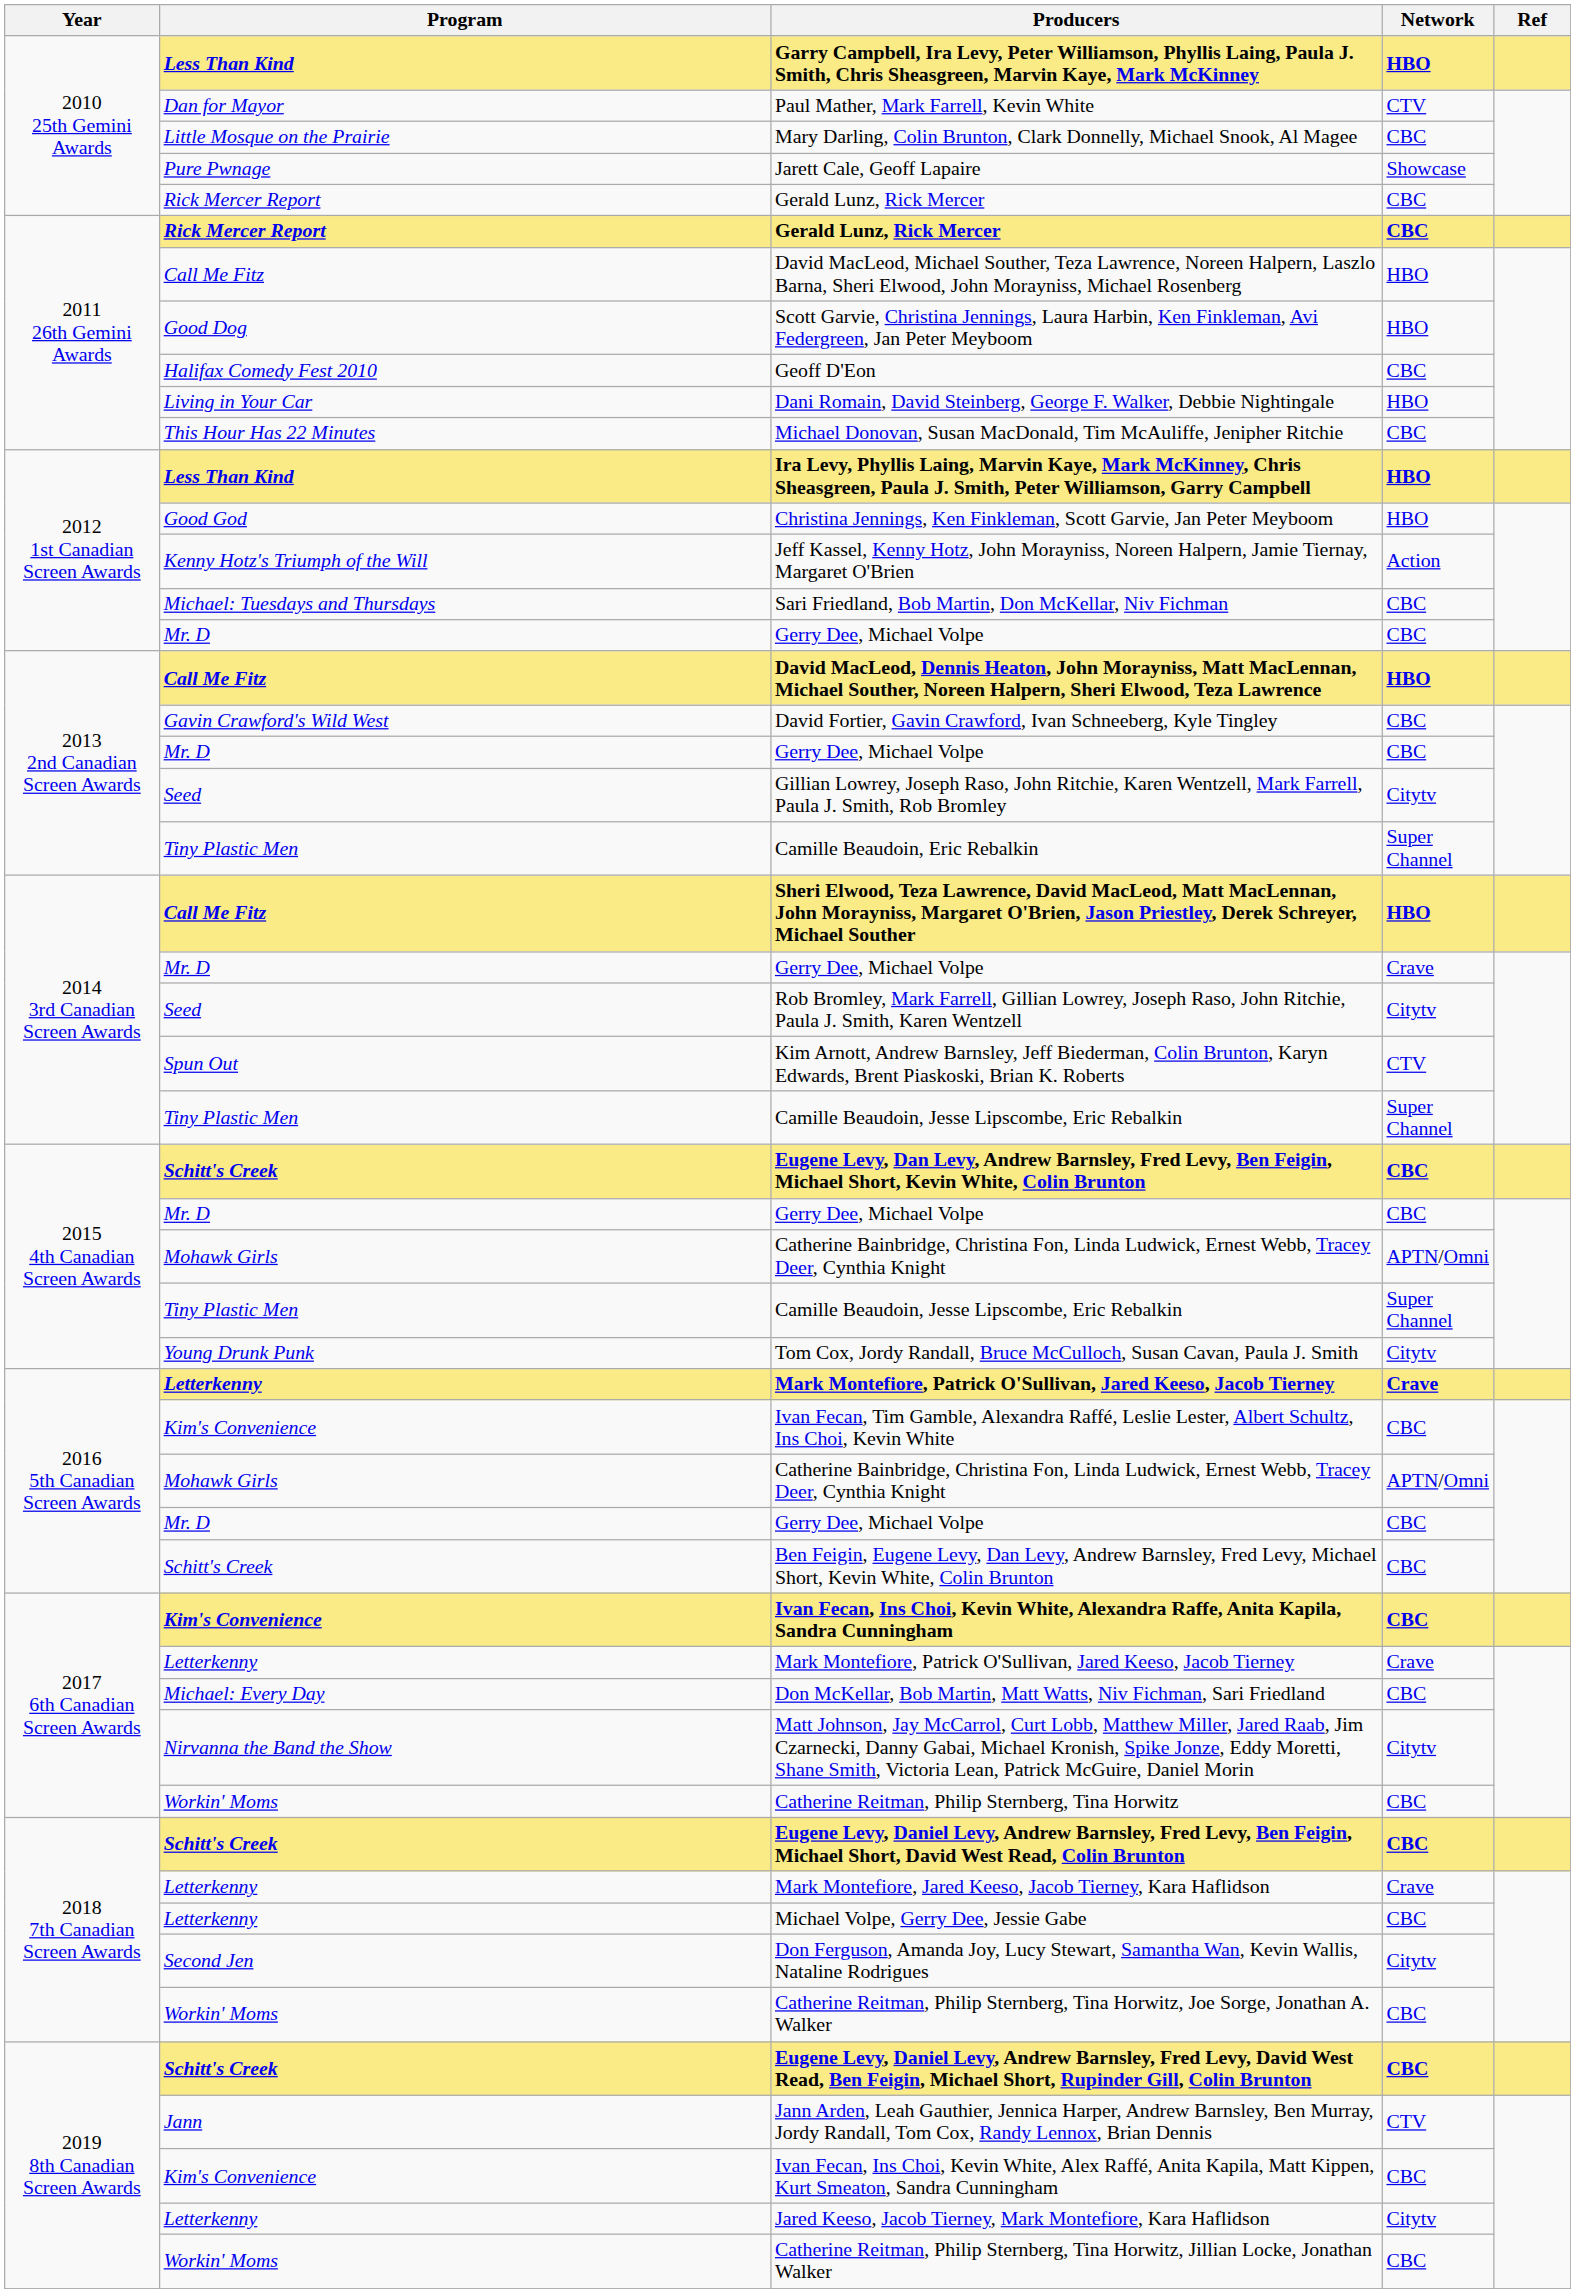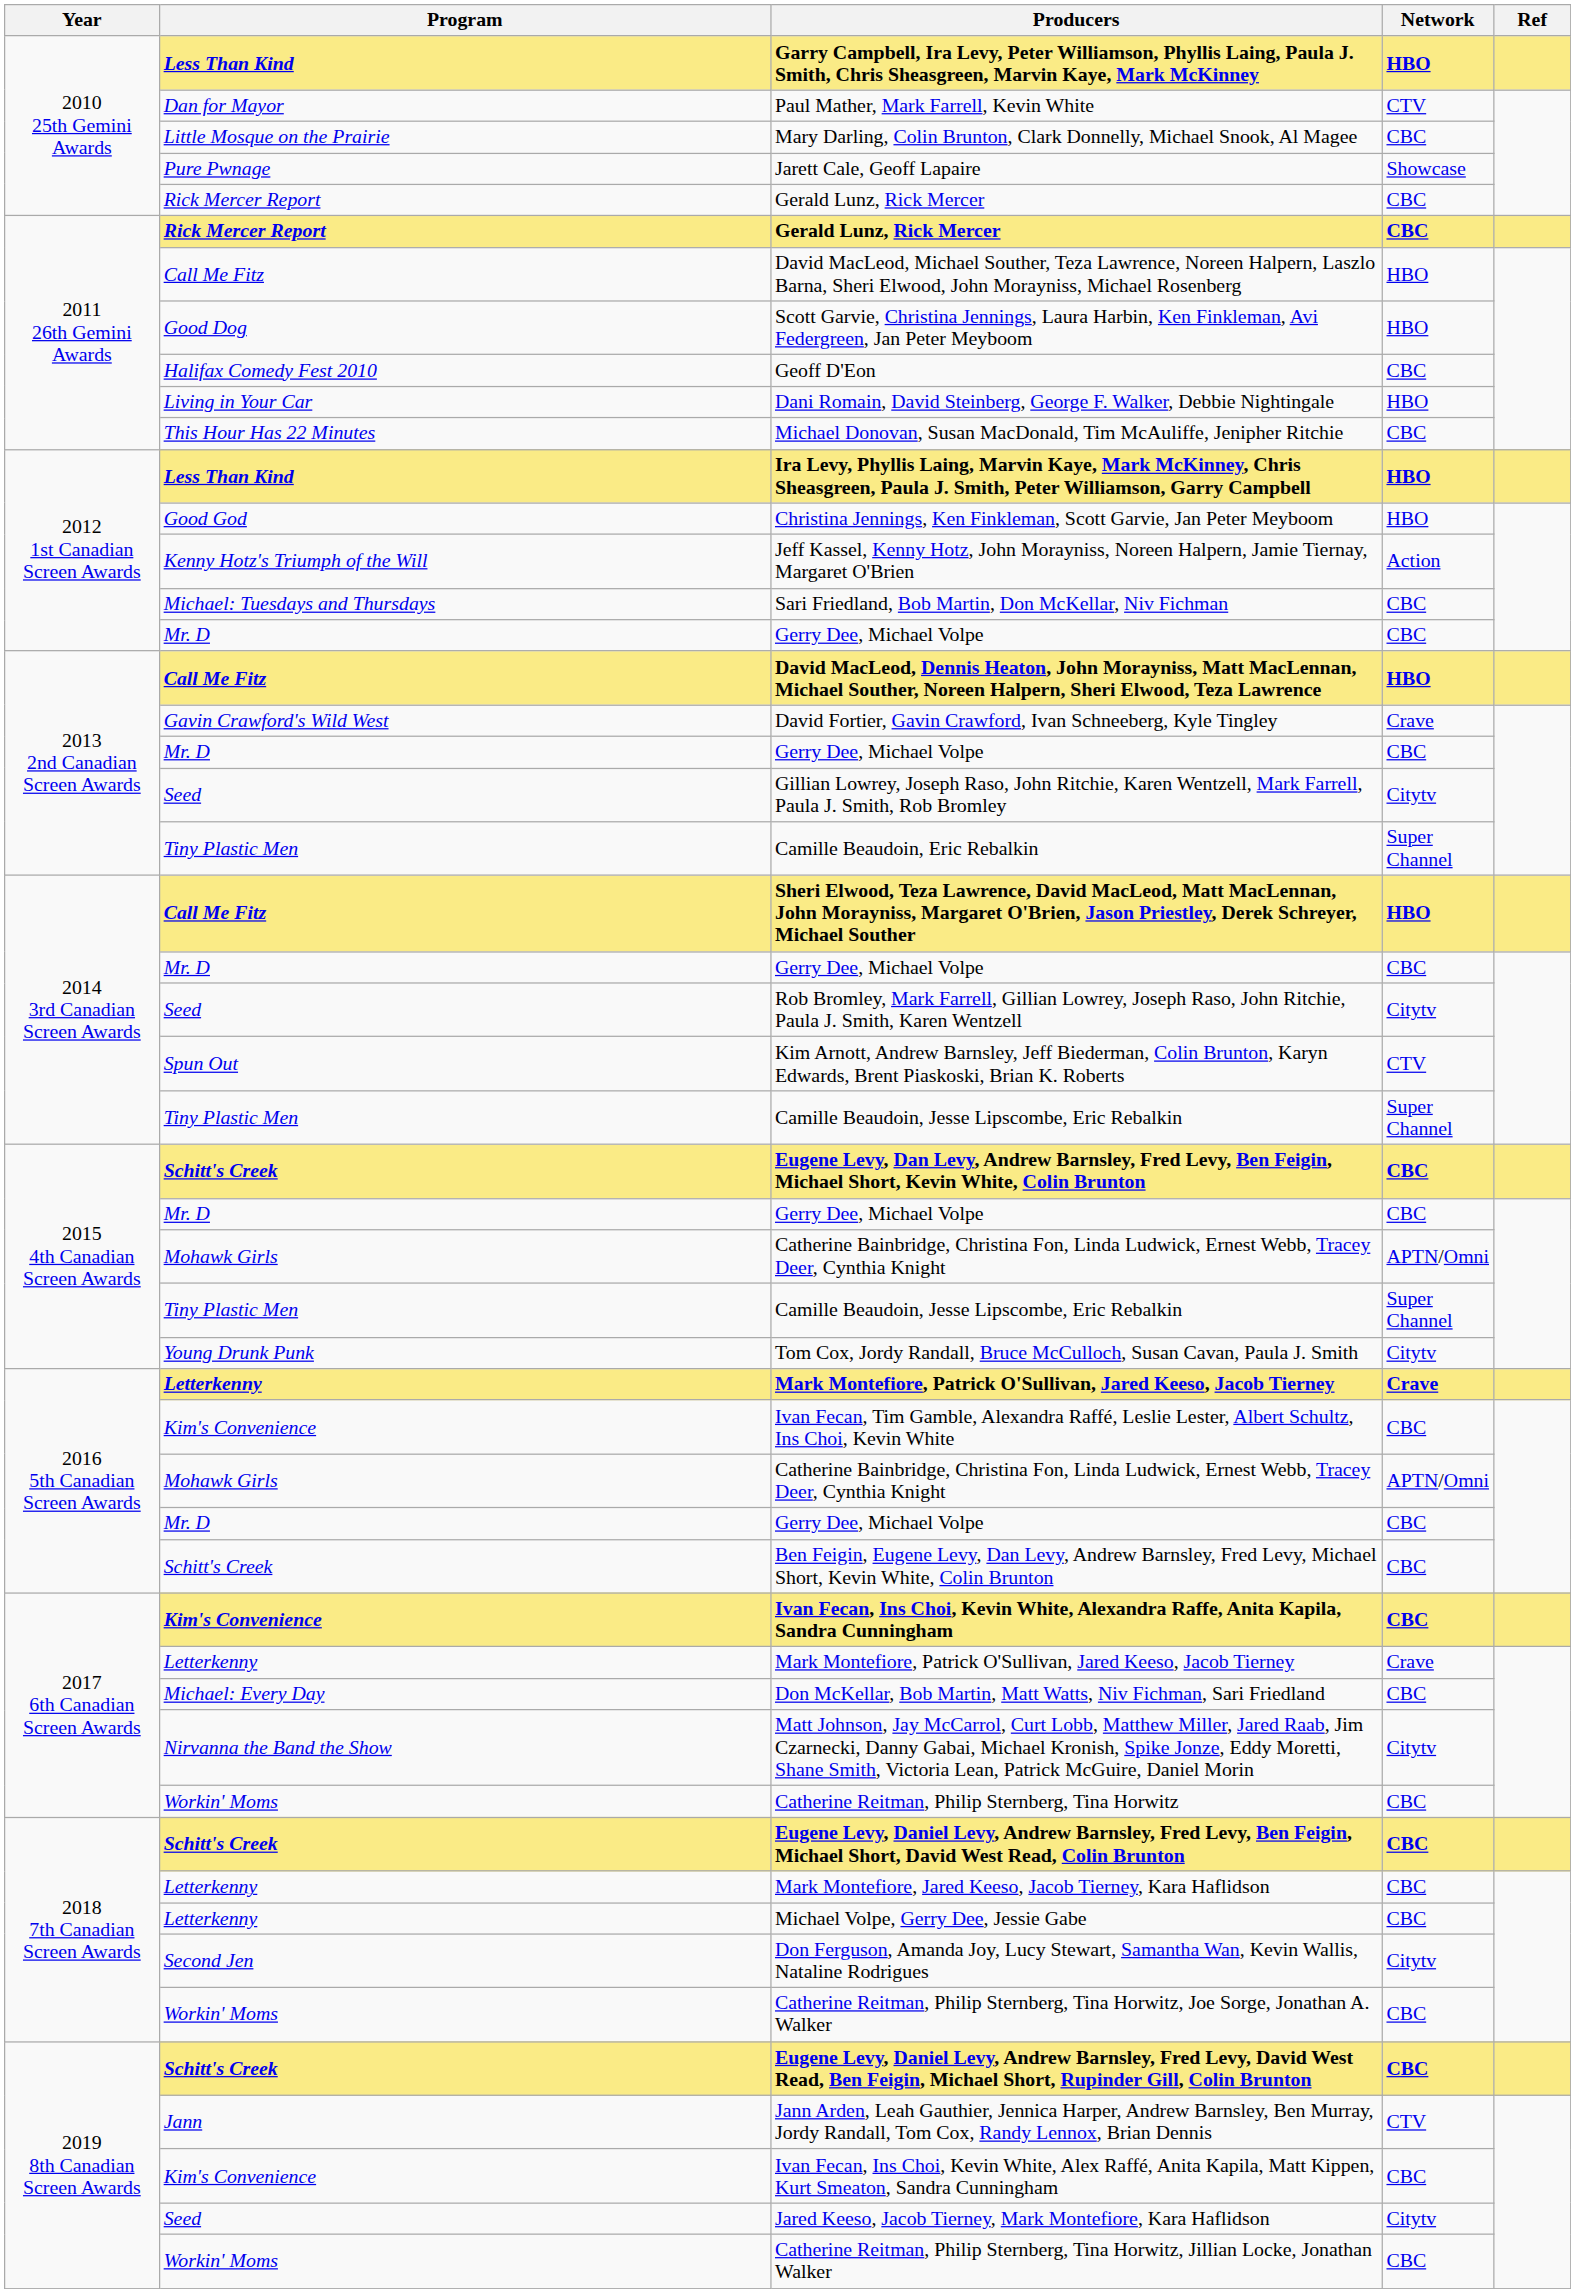(1406, 720) CBC -> (1410, 720) Crave
(1410, 967) Crave -> (1406, 967) CBC
(1410, 1886) Crave -> (1406, 1886) CBC
(210, 2218) Letterkenny -> (182, 2218) Seed
